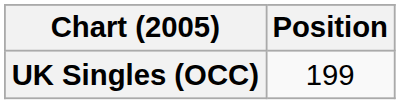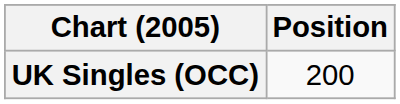(330, 74) 199 -> (330, 74) 200
